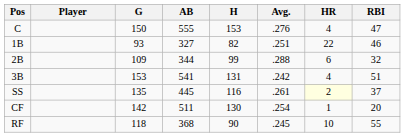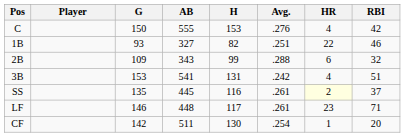(376, 28) 47 -> (376, 28) 42
(186, 60) 344 -> (186, 60) 343
+ row: (17, 108)
- row: (17, 124)
